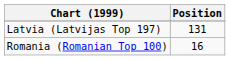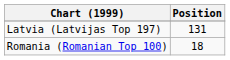(197, 46) 16 -> (197, 46) 18
